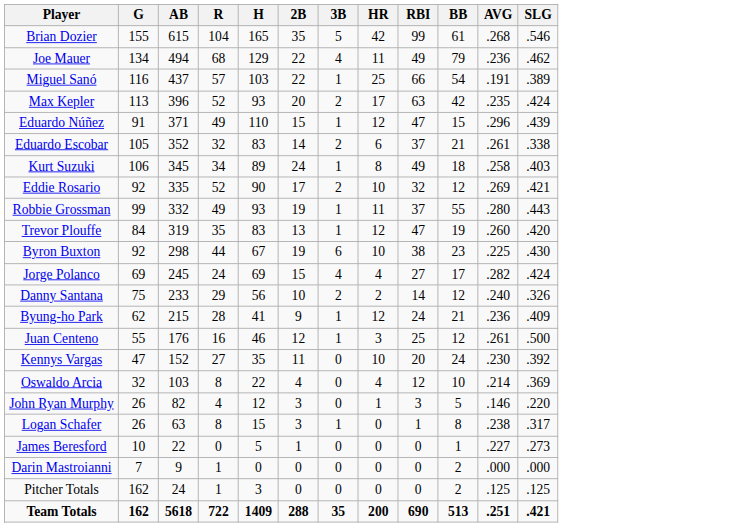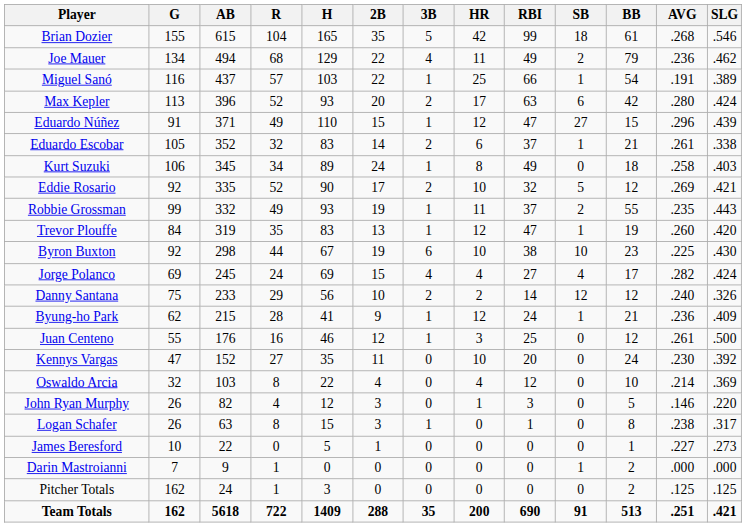+ column: (581, 15)
(498, 101) .235 -> (682, 101) .280
(498, 209) .280 -> (682, 209) .235
